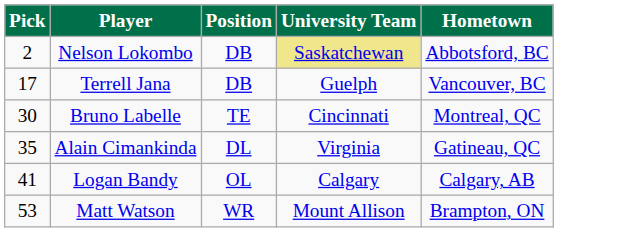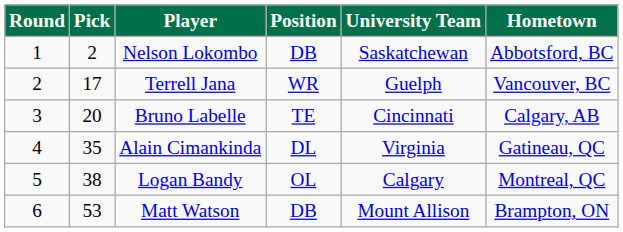+ column: (37, 20)
(349, 52) khaki background -> (413, 52) no background
(239, 84) DB -> (303, 84) WR
(27, 116) 30 -> (92, 116) 20
(487, 116) Montreal, QC -> (552, 116) Calgary, AB
(27, 179) 41 -> (92, 179) 38
(487, 179) Calgary, AB -> (552, 179) Montreal, QC
(239, 211) WR -> (303, 211) DB
